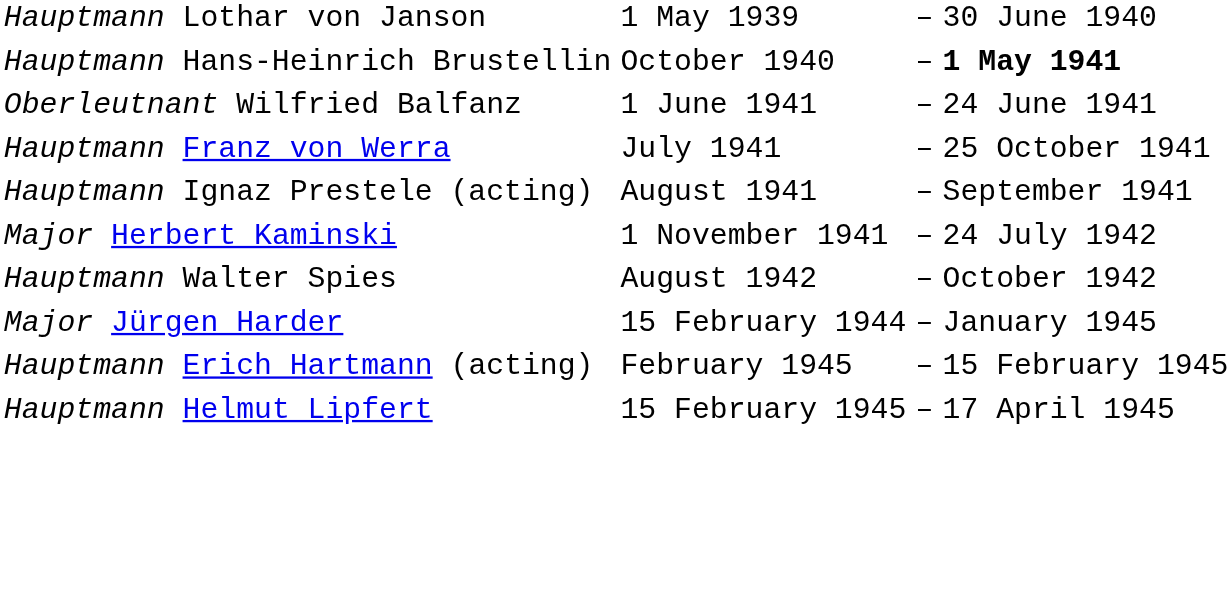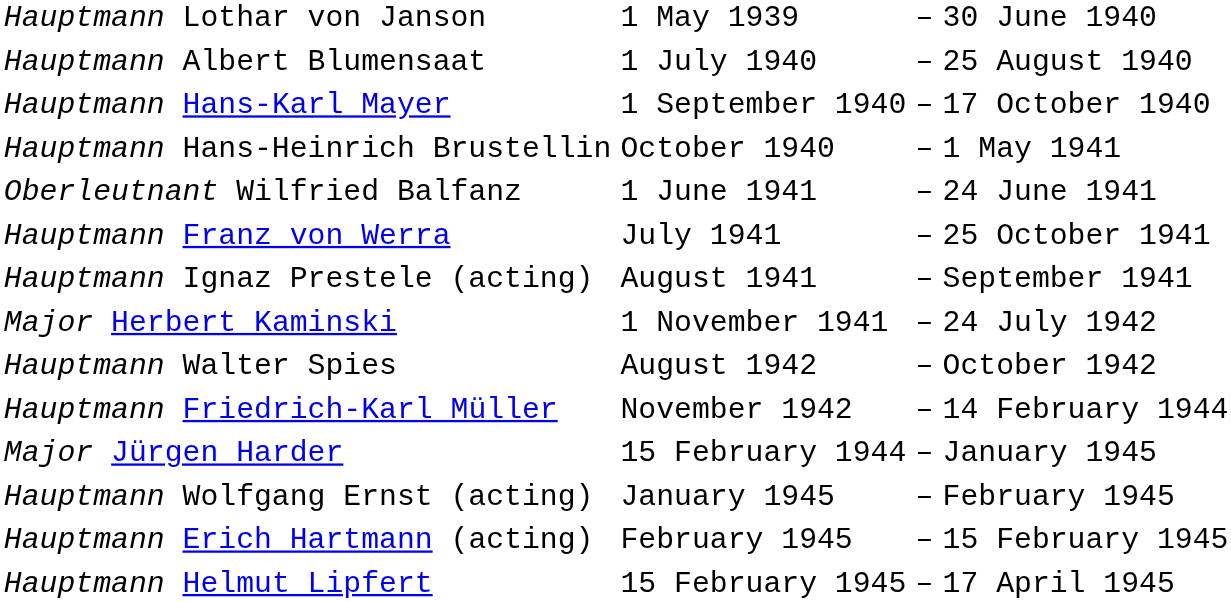+ row: (245, 62)
+ row: (227, 105)
(1032, 62) bold -> (1032, 149) normal
+ row: (281, 410)
+ row: (299, 497)
